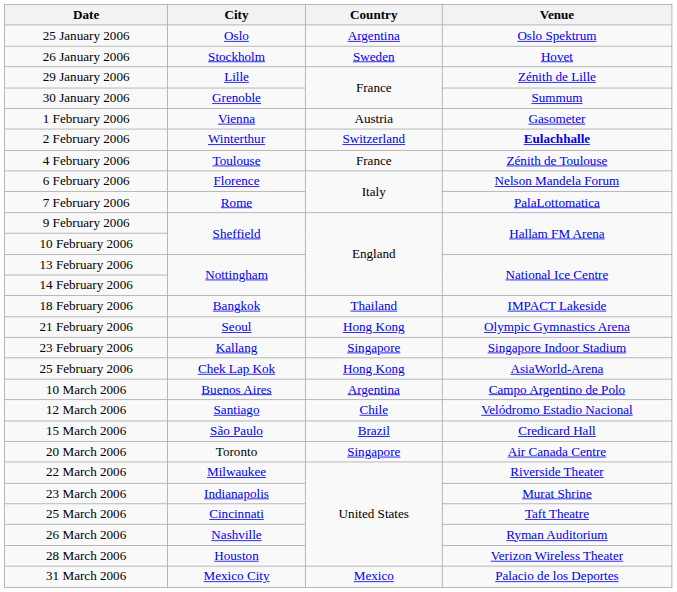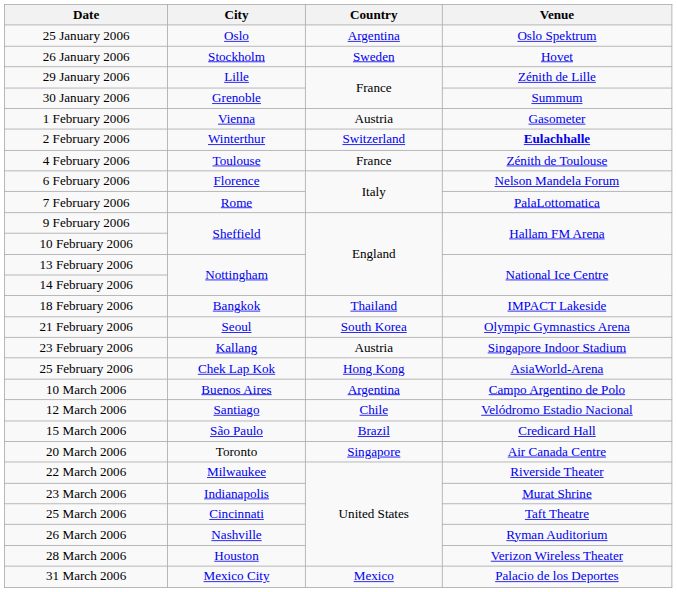(374, 327) Hong Kong -> (374, 327) South Korea
(374, 347) Singapore -> (374, 347) Austria
